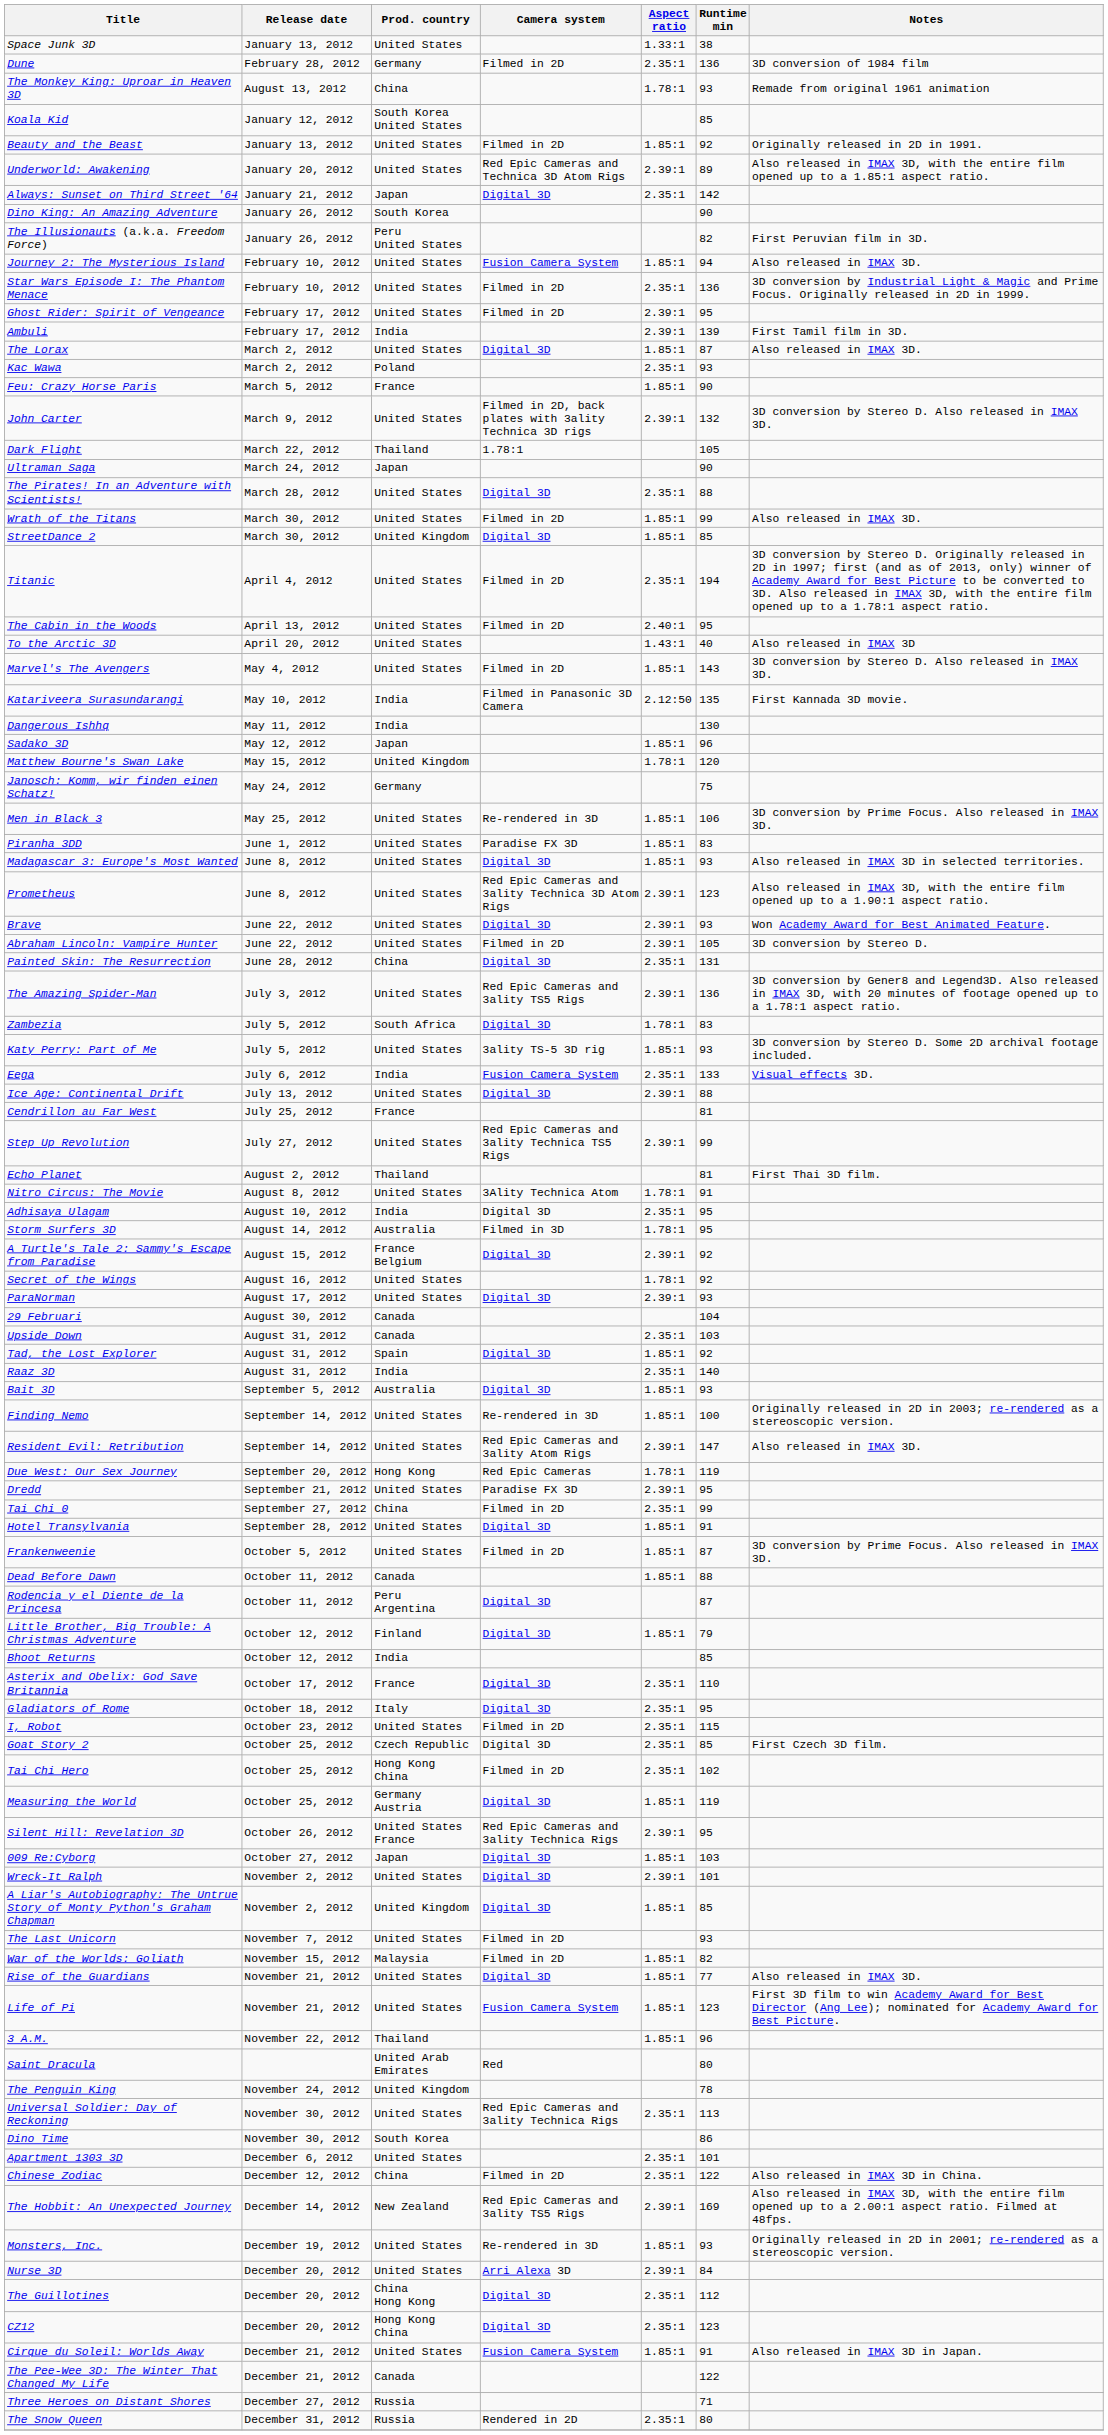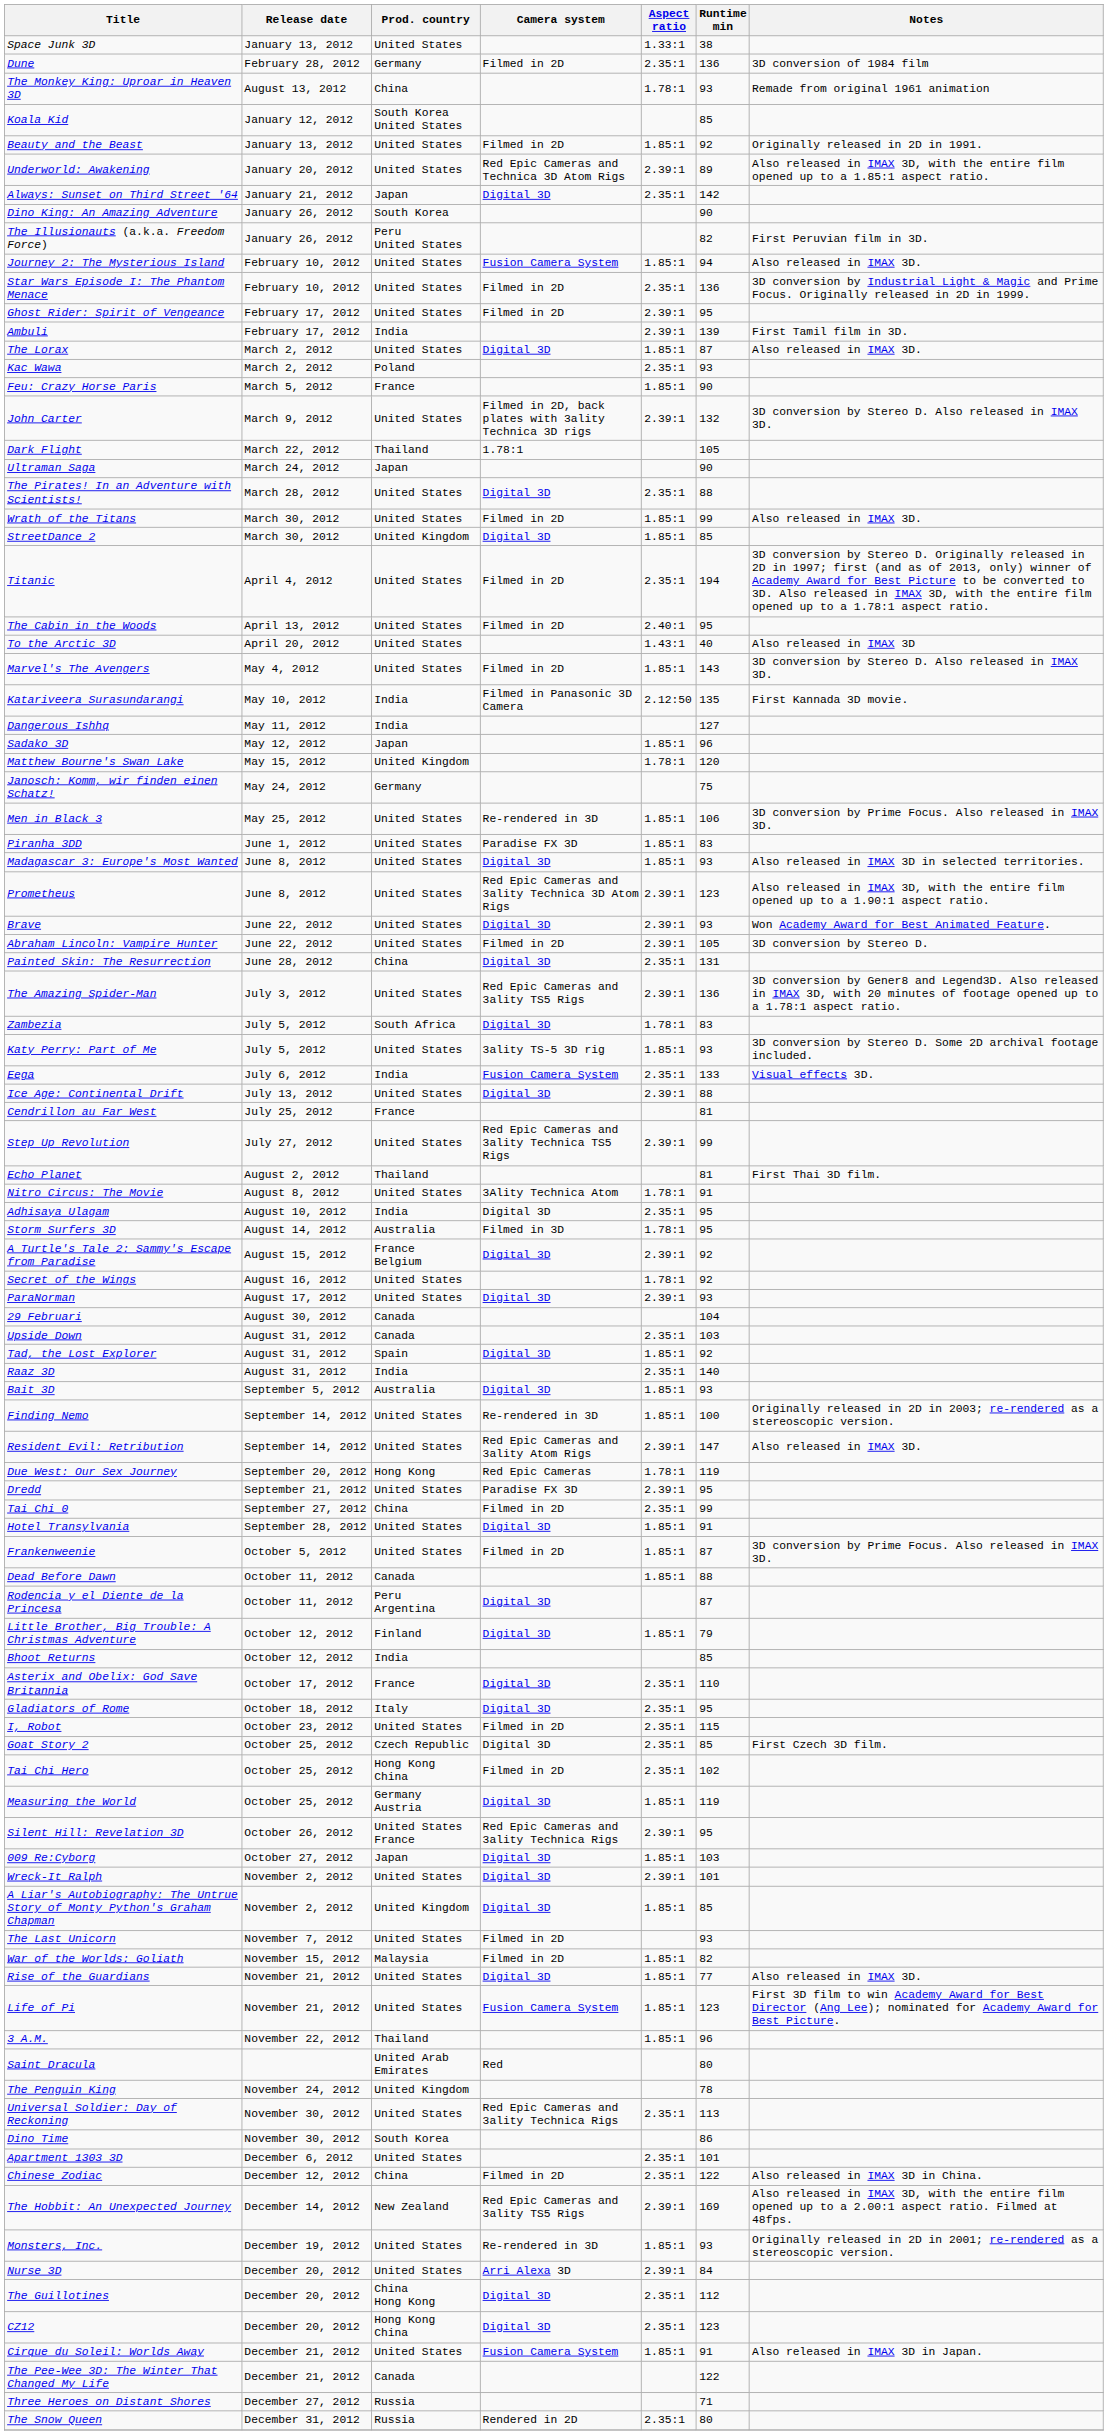(709, 726) 130 -> (709, 726) 127
